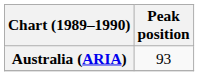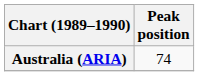(164, 58) 93 -> (164, 58) 74
